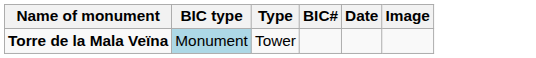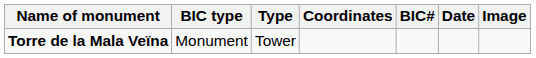+ column: (348, 16)
(212, 41) lightblue background -> (212, 41) no background
